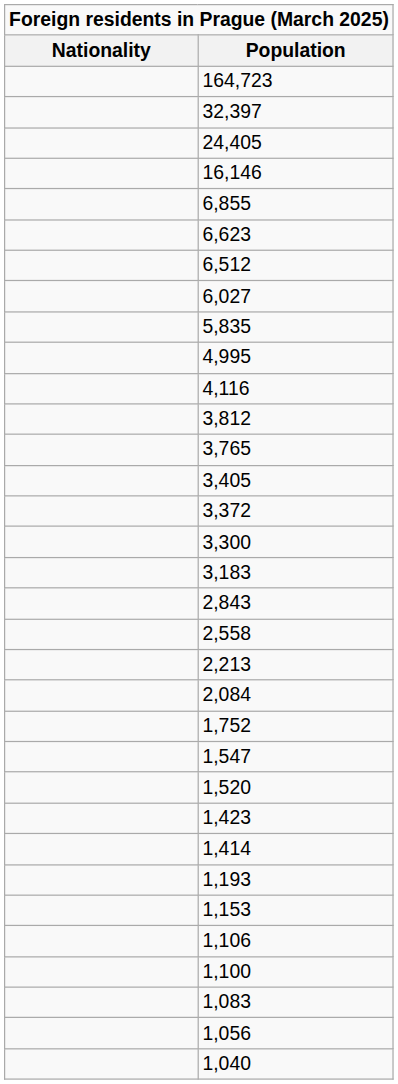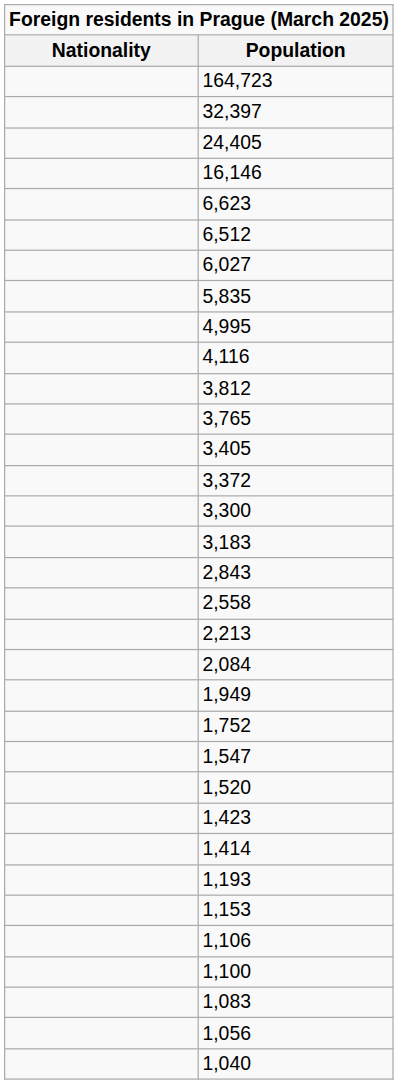- row: (227, 204)
+ row: (227, 695)
